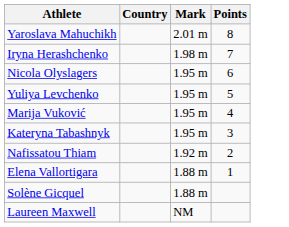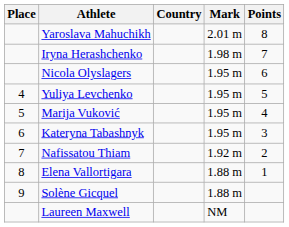+ column: (21, 14)
